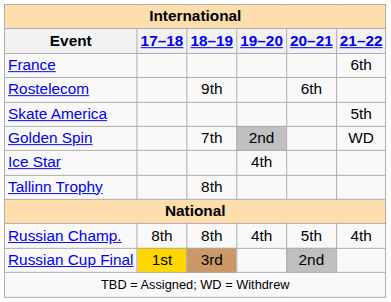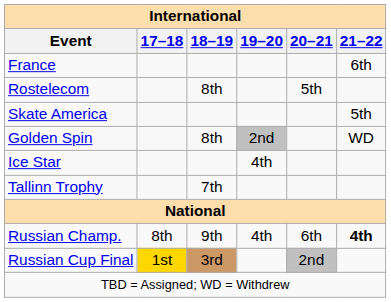(212, 89) 9th -> (212, 89) 8th
(311, 89) 6th -> (311, 89) 5th
(212, 138) 7th -> (212, 138) 8th
(212, 187) 8th -> (212, 187) 7th
(212, 235) 8th -> (212, 235) 9th
(311, 235) 5th -> (311, 235) 6th
(361, 235) normal -> (361, 235) bold
